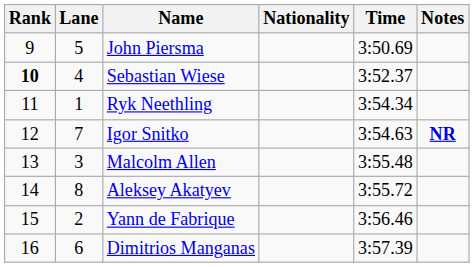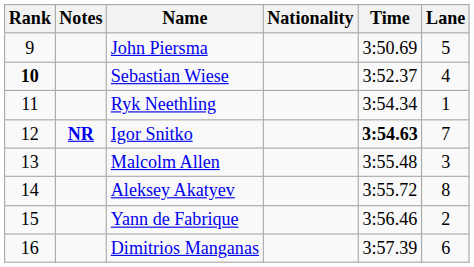columns swapped: (79, 18) <-> (443, 18)
(385, 133) normal -> (390, 133) bold
